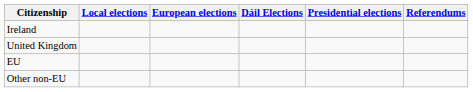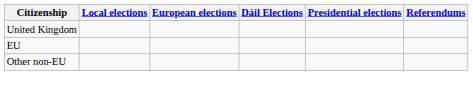- row: (21, 29)
